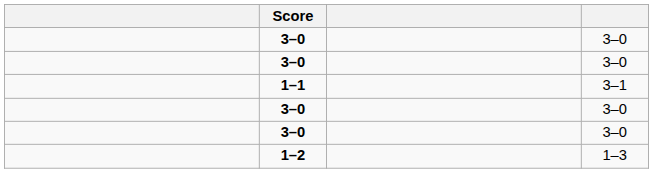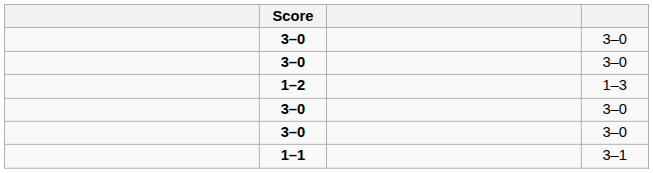rows swapped: (293, 86) <-> (293, 156)
